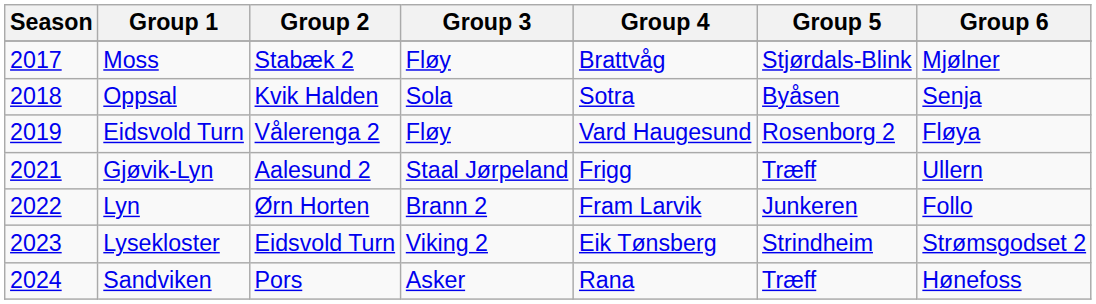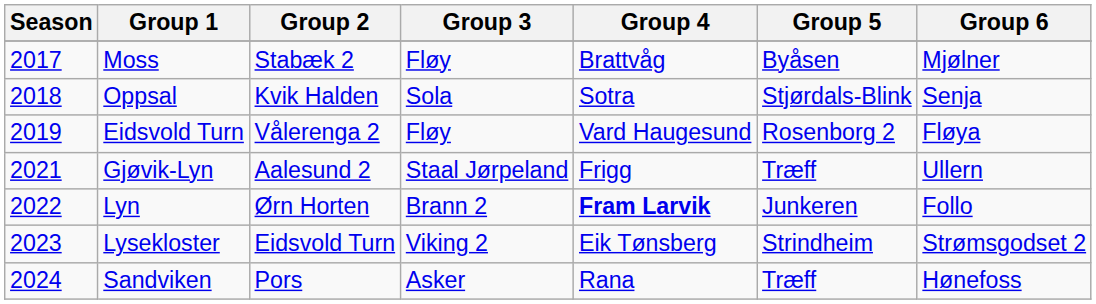(837, 59) Stjørdals-Blink -> (801, 59) Byåsen
(801, 96) Byåsen -> (837, 96) Stjørdals-Blink
(640, 206) normal -> (645, 206) bold
